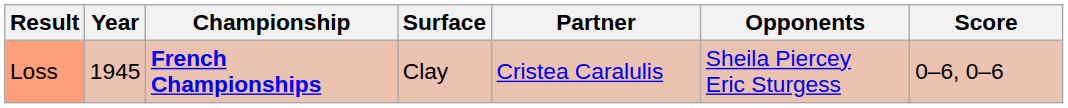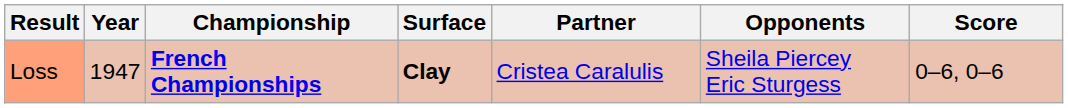(115, 71) 1945 -> (115, 71) 1947
(425, 71) normal -> (427, 71) bold
